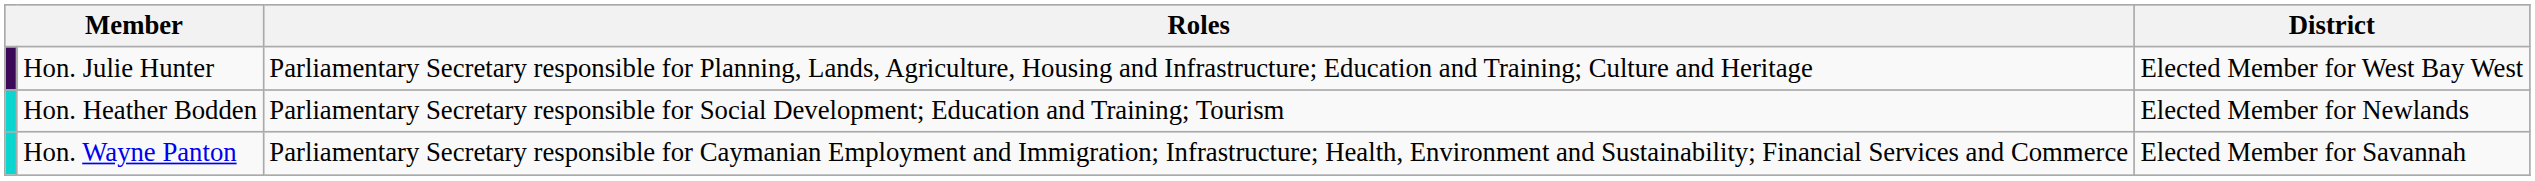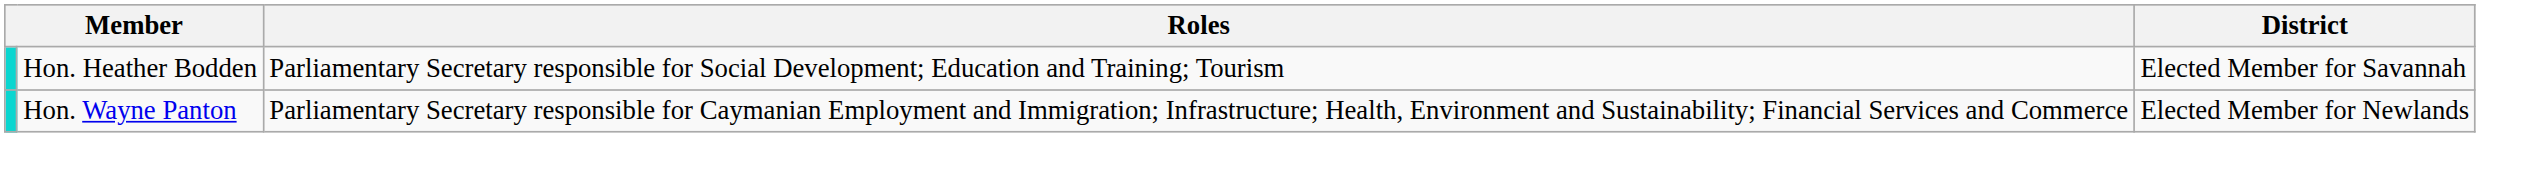- row: (119, 68)
(2305, 110) Elected Member for Newlands -> (2303, 68) Elected Member for Savannah
(2303, 152) Elected Member for Savannah -> (2305, 110) Elected Member for Newlands
